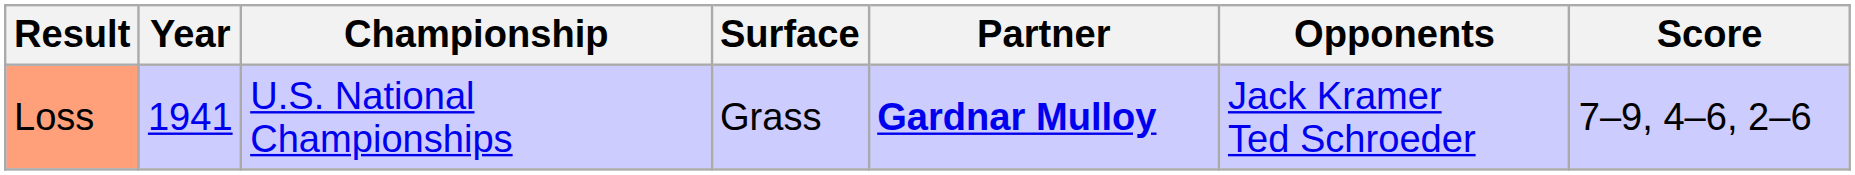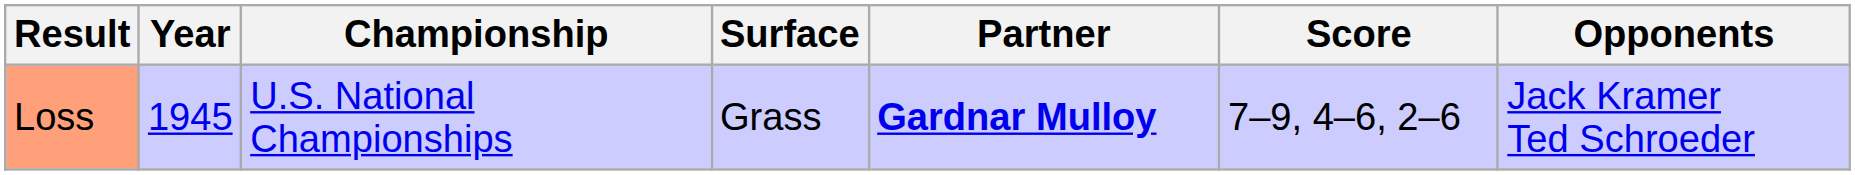columns swapped: (1395, 34) <-> (1710, 34)
(190, 116) 1941 -> (190, 116) 1945
